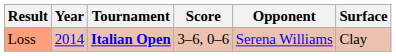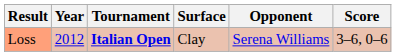columns swapped: (364, 16) <-> (203, 16)
(69, 39) 2014 -> (69, 39) 2012
